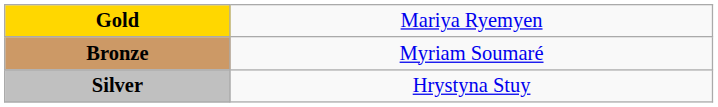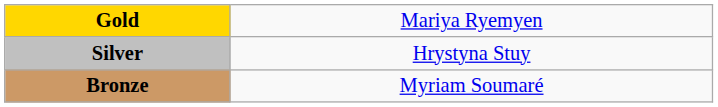rows swapped: (117, 85) <-> (117, 53)
